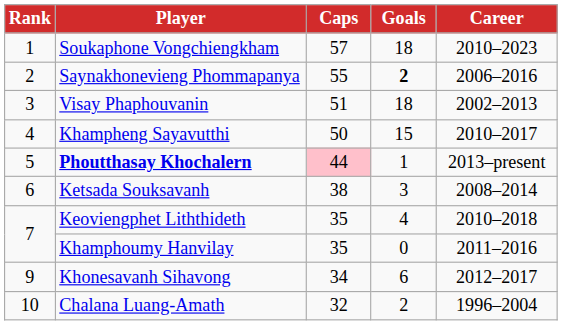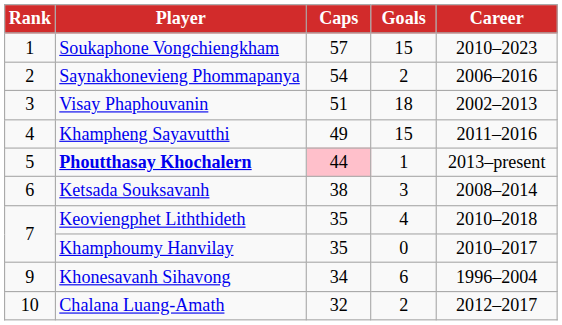(404, 47) 18 -> (404, 47) 15
(339, 76) 55 -> (339, 76) 54
(404, 76) bold -> (404, 76) normal
(339, 133) 50 -> (339, 133) 49
(497, 133) 2010–2017 -> (497, 133) 2011–2016
(497, 248) 2011–2016 -> (497, 248) 2010–2017
(497, 276) 2012–2017 -> (497, 276) 1996–2004
(497, 305) 1996–2004 -> (497, 305) 2012–2017
